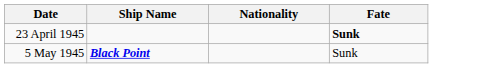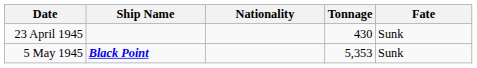+ column: (350, 14)
(346, 33) bold -> (391, 33) normal
